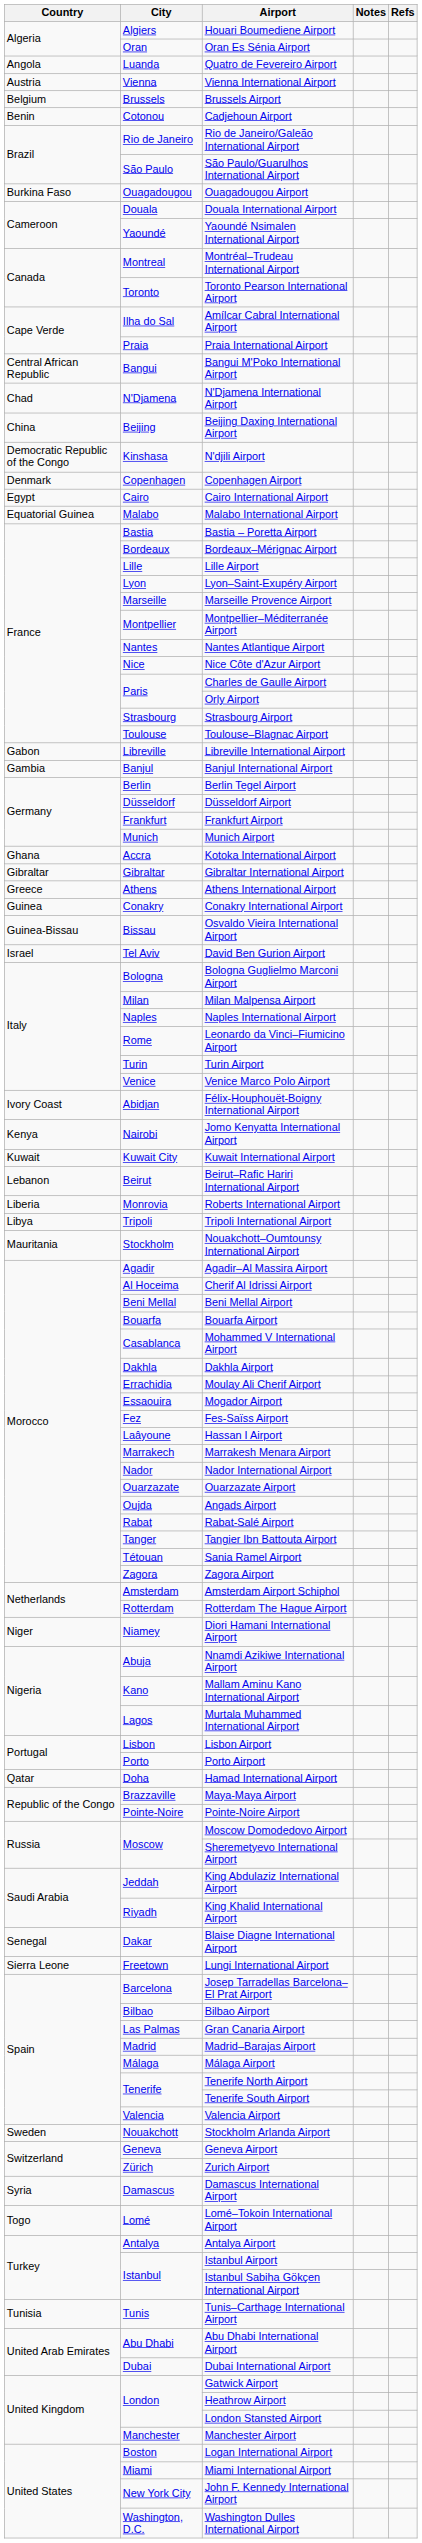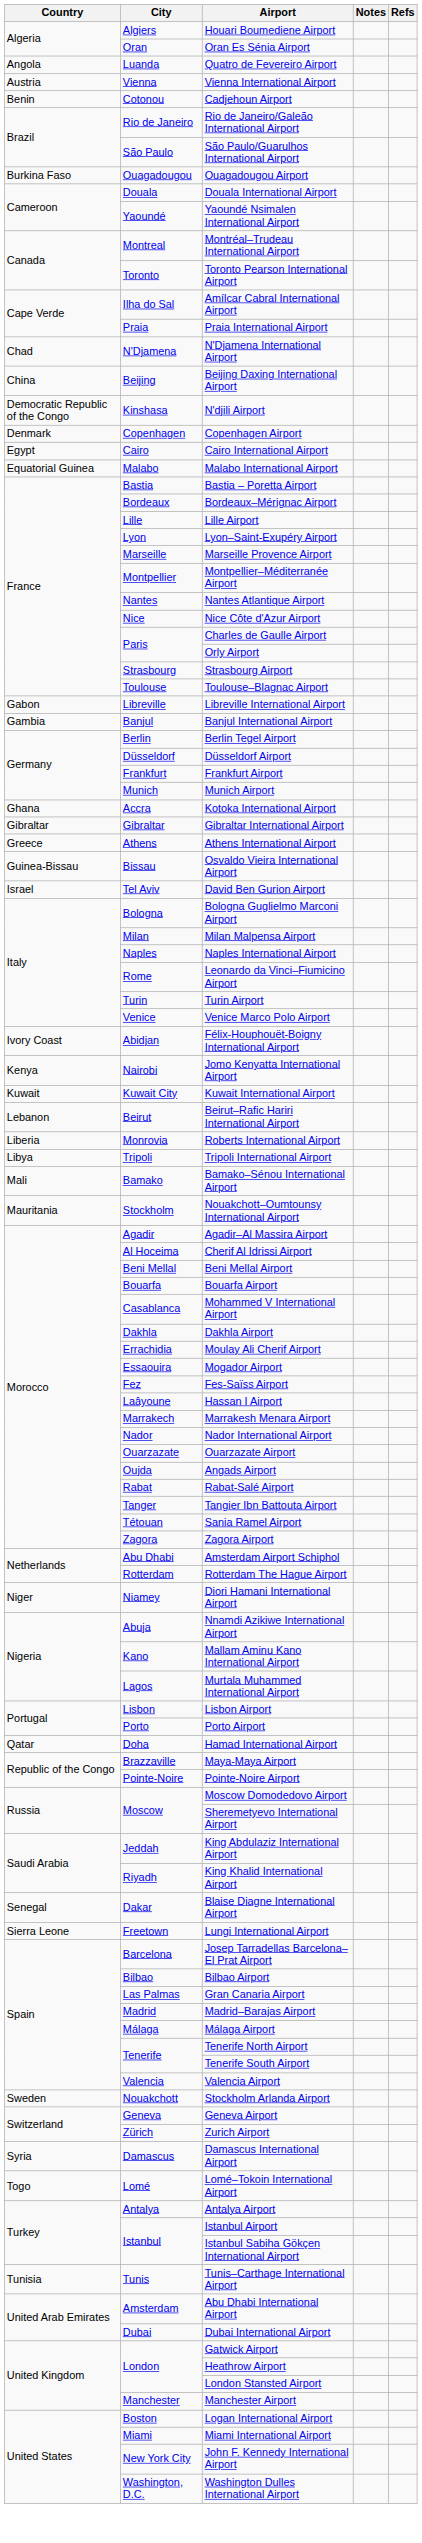- row: (243, 99)
- row: (273, 368)
- row: (274, 906)
+ row: (275, 1181)
(151, 1591) Amsterdam -> (148, 1557) Abu Dhabi
(148, 2343) Abu Dhabi -> (151, 2308) Amsterdam
